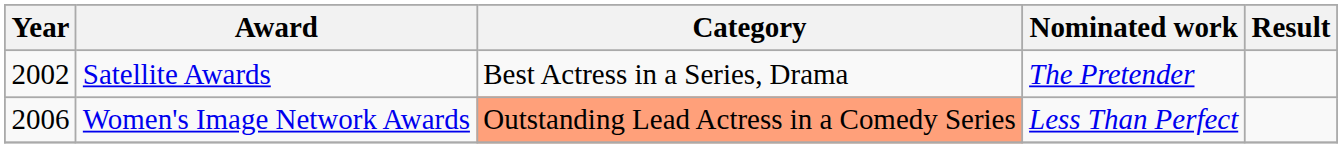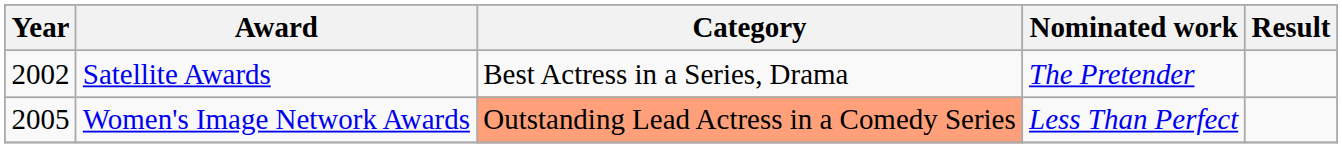(41, 119) 2006 -> (41, 119) 2005
